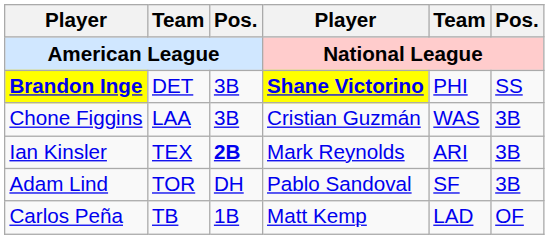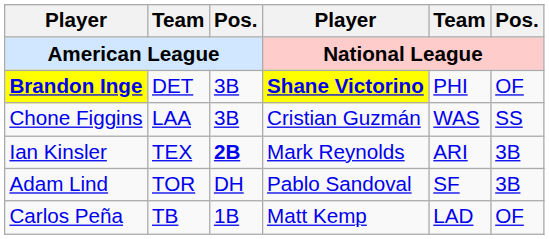(509, 86) SS -> (510, 86) OF
(508, 119) 3B -> (509, 119) SS
